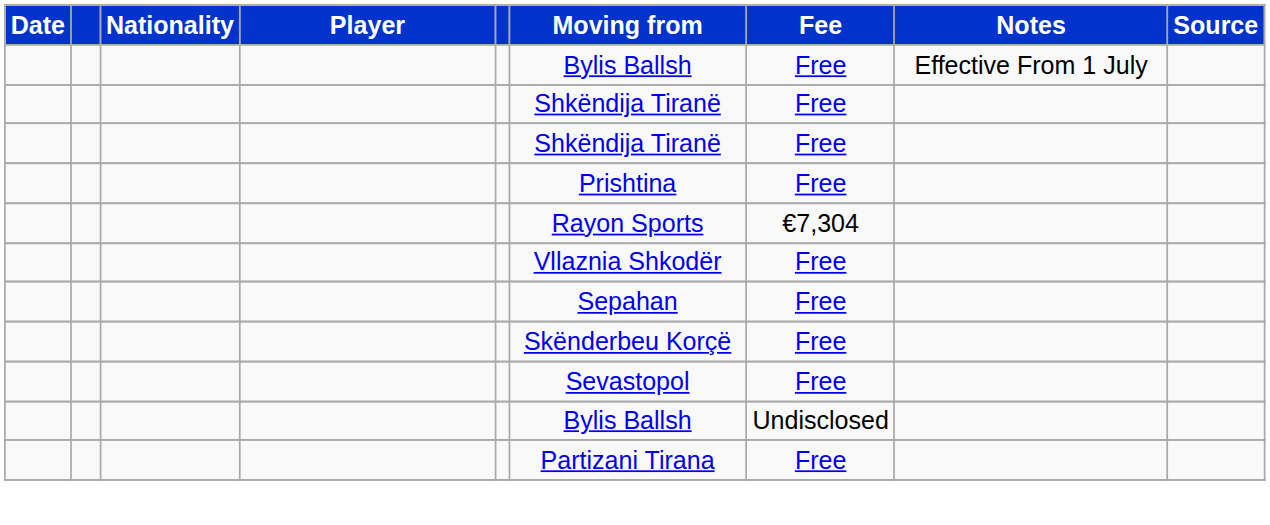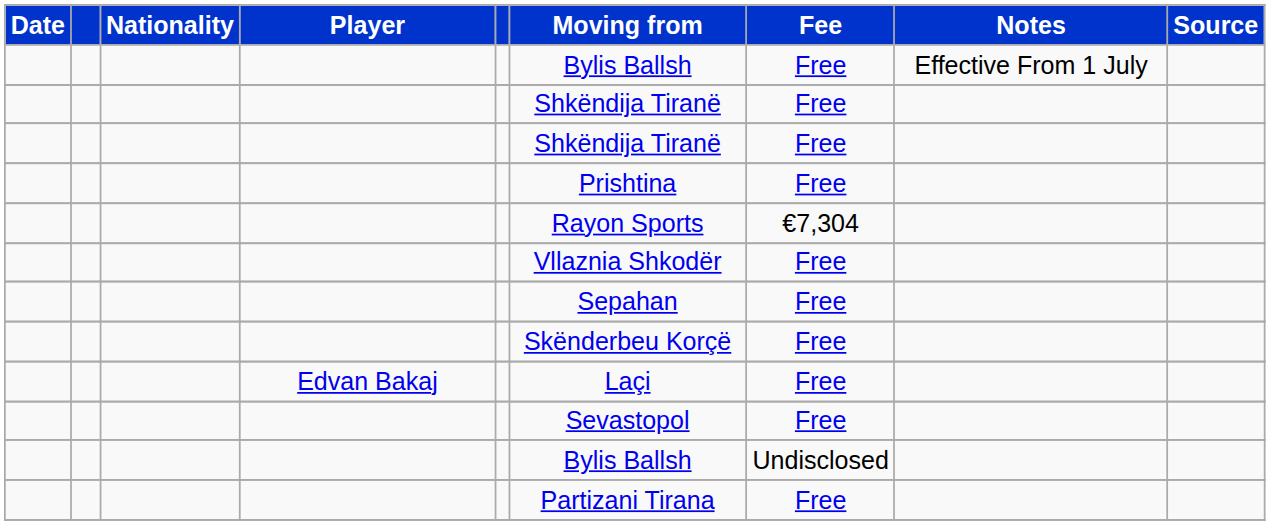+ row: (38, 381)
